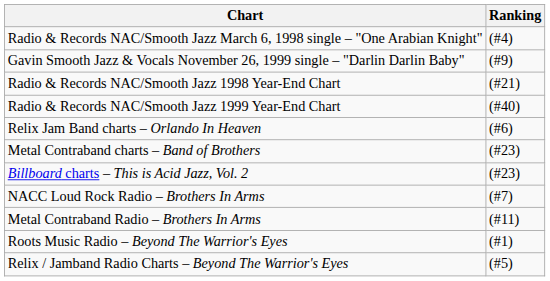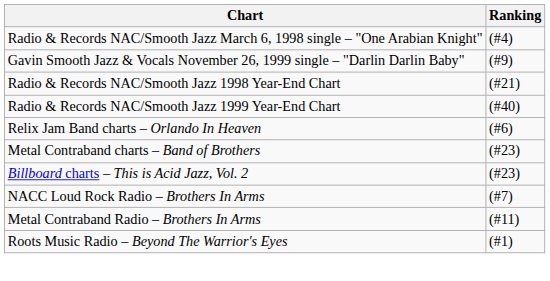- row: (178, 264)
